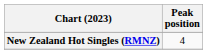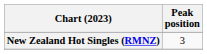(182, 40) 4 -> (182, 40) 3
